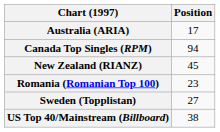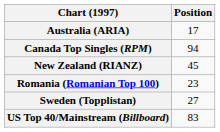(193, 118) 38 -> (193, 118) 83
